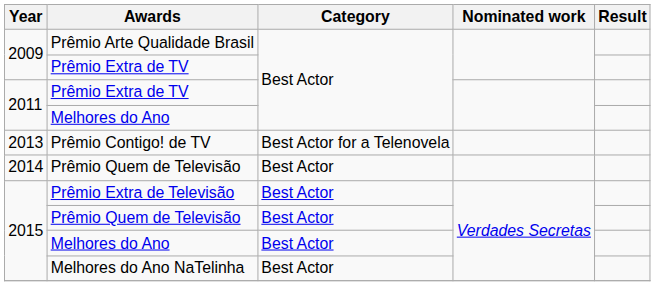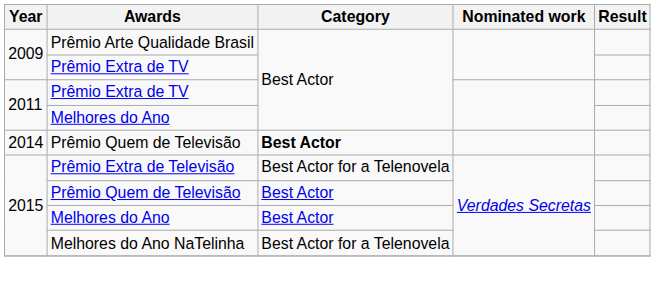- row: (26, 142)
(297, 167) normal -> (301, 142) bold
(297, 192) Best Actor -> (355, 167) Best Actor for a Telenovela
(297, 268) Best Actor -> (355, 243) Best Actor for a Telenovela
